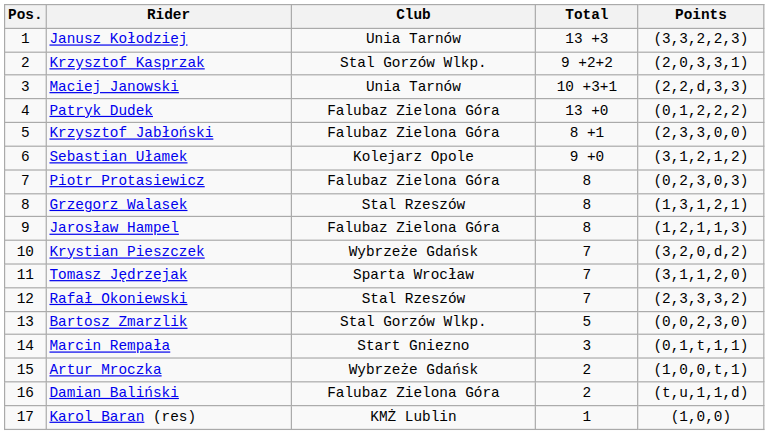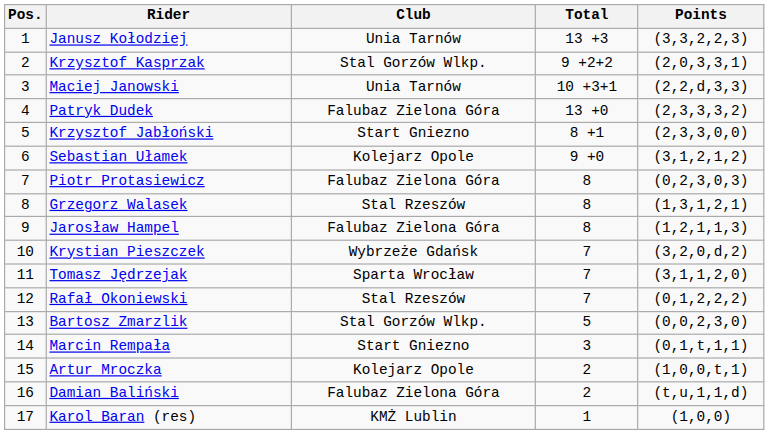(701, 111) (0,1,2,2,2) -> (701, 111) (2,3,3,3,2)
(413, 134) Falubaz Zielona Góra -> (413, 134) Start Gniezno
(701, 299) (2,3,3,3,2) -> (701, 299) (0,1,2,2,2)
(413, 370) Wybrzeże Gdańsk -> (413, 370) Kolejarz Opole
